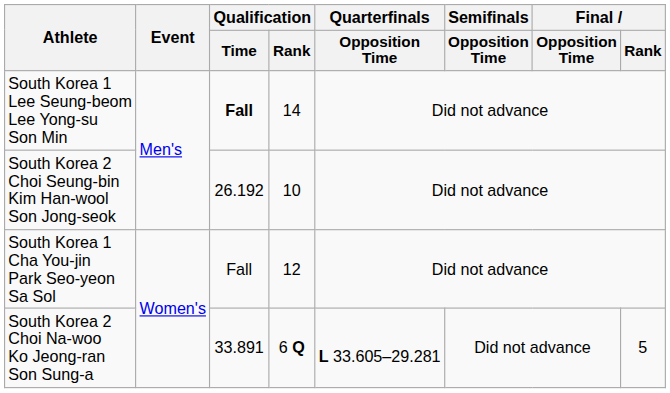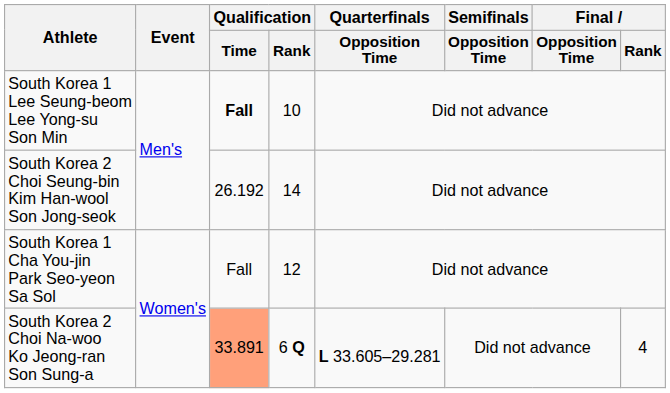(292, 111) 14 -> (292, 111) 10
(292, 190) 10 -> (292, 190) 14
(239, 349) no background -> (239, 349) lightsalmon background
(643, 349) 5 -> (643, 349) 4
